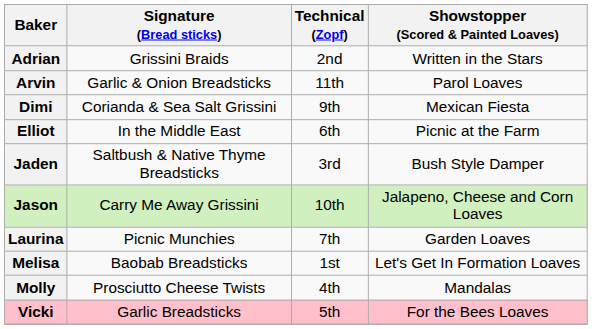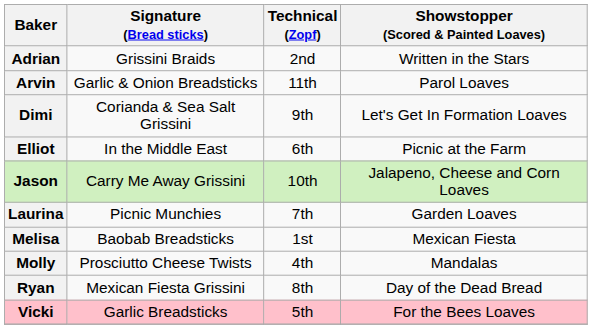(478, 107) Mexican Fiesta -> (464, 115) Let's Get In Formation Loaves
- row: (36, 164)
(478, 263) Let's Get In Formation Loaves -> (464, 239) Mexican Fiesta
+ row: (36, 287)
